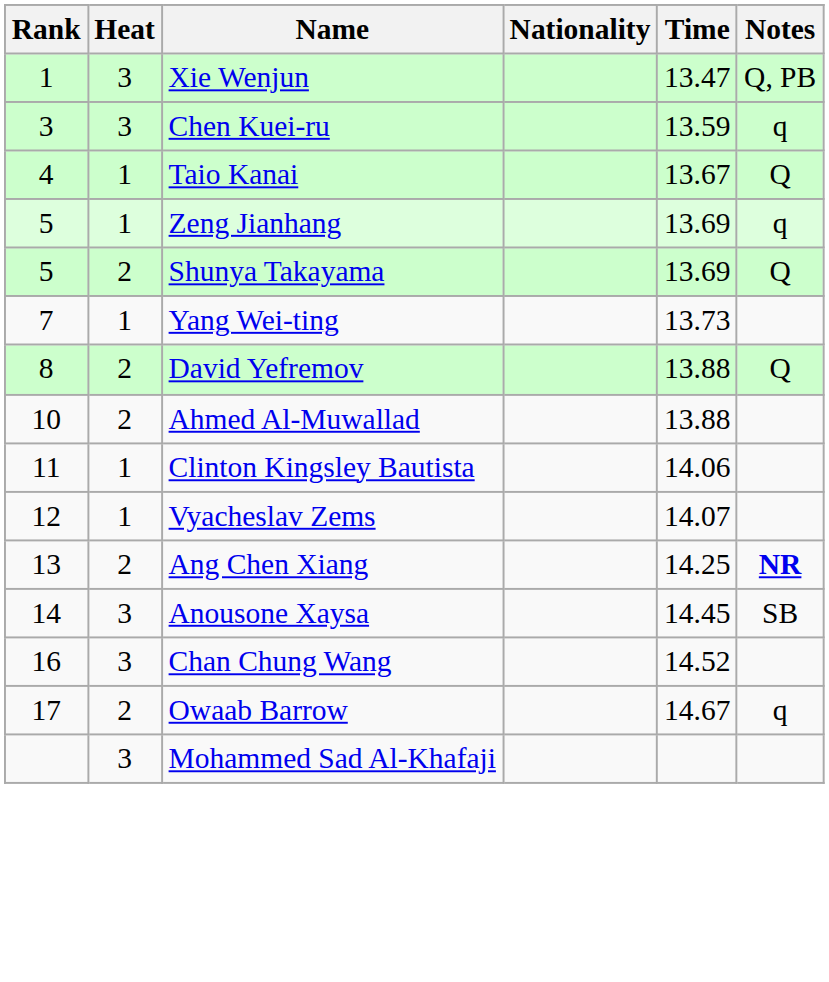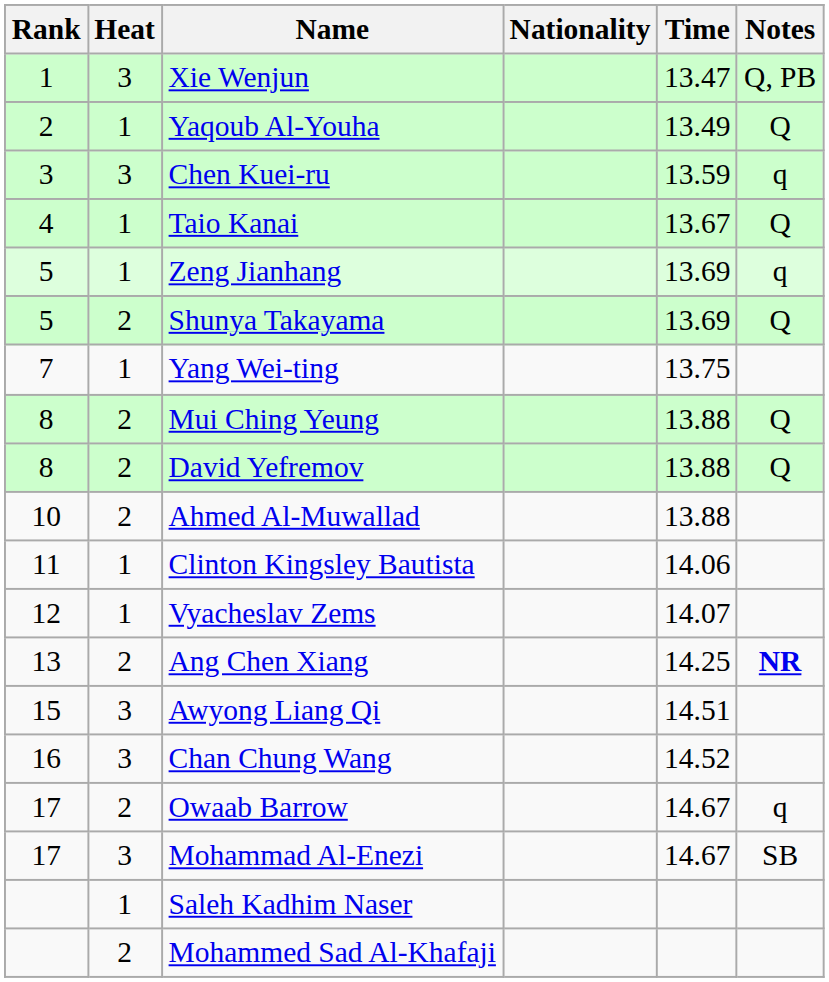+ row: (274, 126)
(697, 320) 13.73 -> (697, 369) 13.75
+ row: (274, 417)
- row: (269, 612)
+ row: (274, 709)
+ row: (296, 855)
+ row: (291, 904)
(125, 758) 3 -> (125, 952) 2
